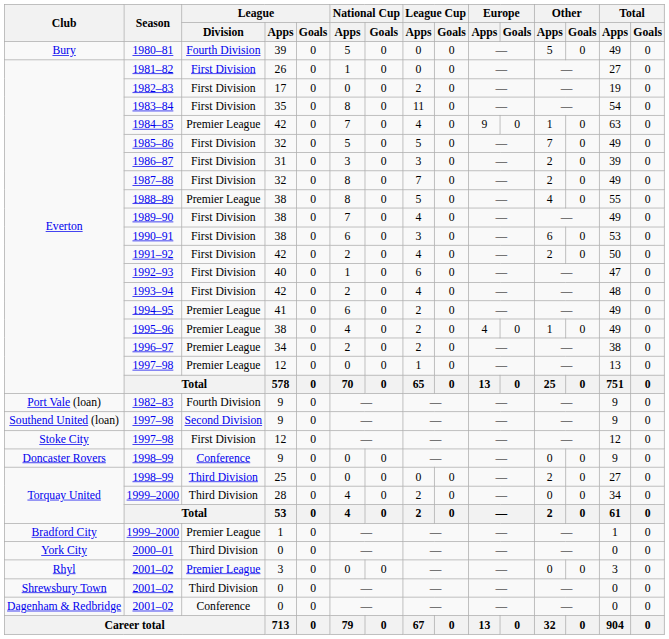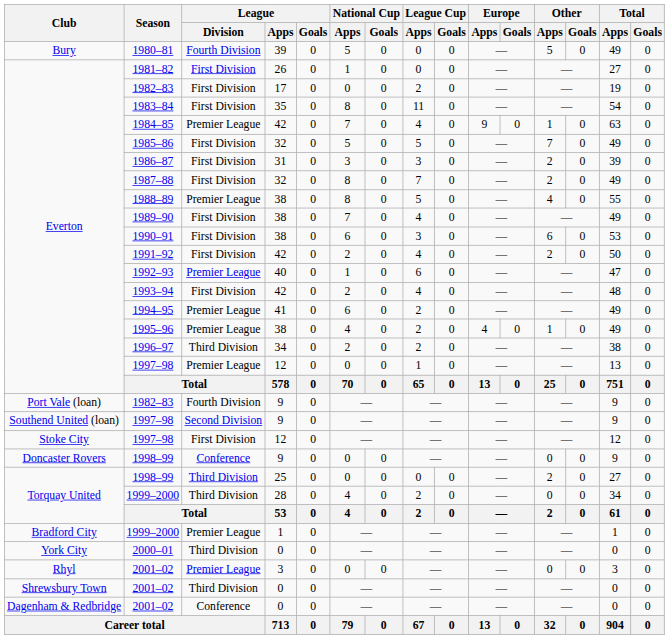(223, 273) First Division -> (223, 273) Premier League
(223, 347) Premier League -> (223, 347) Third Division
